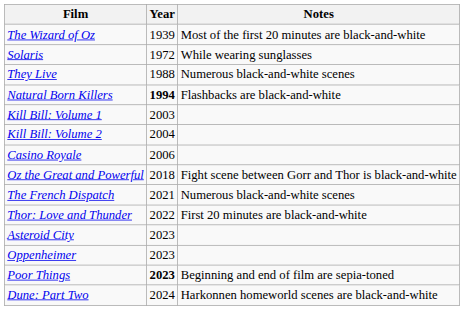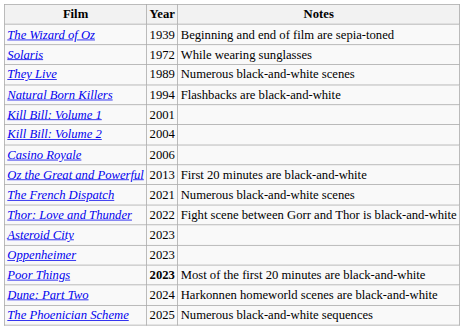(303, 34) Most of the first 20 minutes are black-and-white -> (287, 34) Beginning and end of film are sepia-toned
(162, 74) 1988 -> (162, 74) 1989
(162, 94) bold -> (162, 94) normal
(162, 114) 2003 -> (162, 114) 2001
(162, 174) 2018 -> (162, 174) 2013
(319, 174) Fight scene between Gorr and Thor is black-and-white -> (274, 174) First 20 minutes are black-and-white
(274, 214) First 20 minutes are black-and-white -> (319, 214) Fight scene between Gorr and Thor is black-and-white
(287, 275) Beginning and end of film are sepia-toned -> (303, 275) Most of the first 20 minutes are black-and-white
+ row: (68, 315)
